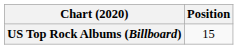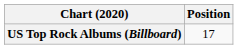(209, 34) 15 -> (209, 34) 17
